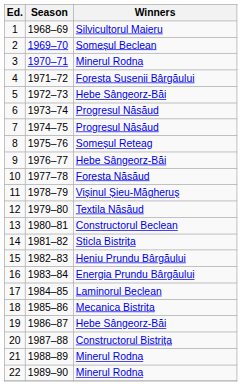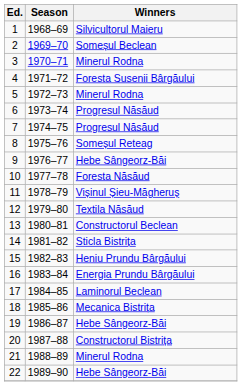(121, 95) Hebe Sângeorz-Băi -> (110, 95) Minerul Rodna
(110, 373) Minerul Rodna -> (121, 373) Hebe Sângeorz-Băi
